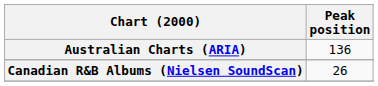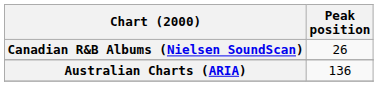rows swapped: (156, 50) <-> (156, 70)
